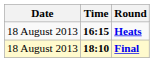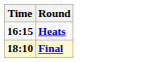- column: (42, 13)
